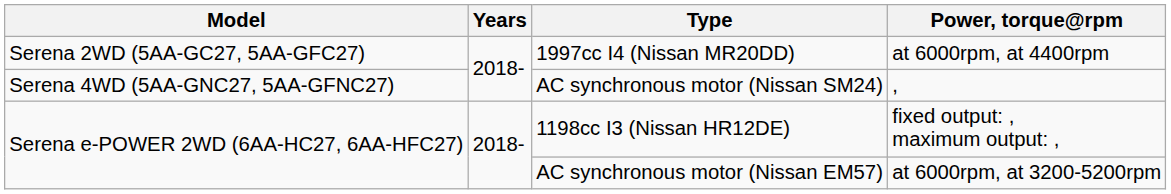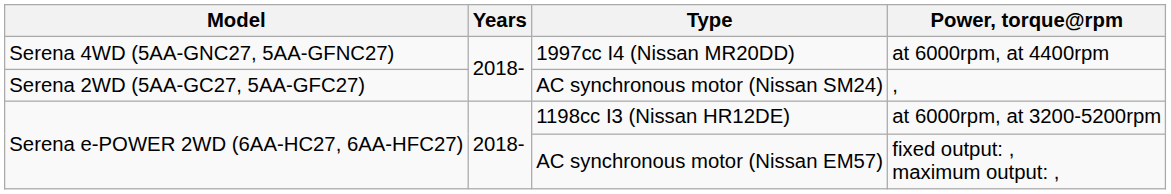(187, 52) Serena 2WD (5AA-GC27, 5AA-GFC27) -> (202, 52) Serena 4WD (5AA-GNC27, 5AA-GFNC27)
(202, 85) Serena 4WD (5AA-GNC27, 5AA-GFNC27) -> (187, 85) Serena 2WD (5AA-GC27, 5AA-GFC27)
(976, 128) fixed output: , maximum output: , -> (1027, 117) at 6000rpm, at 3200-5200rpm
(1027, 172) at 6000rpm, at 3200-5200rpm -> (976, 160) fixed output: , maximum output: ,
